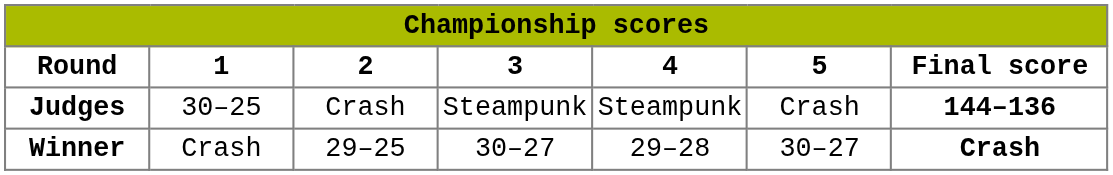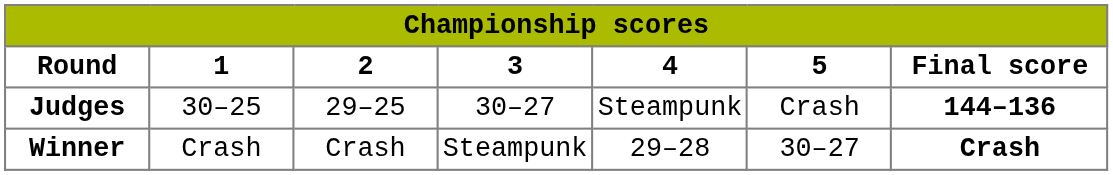(366, 108) Crash -> (366, 108) 29–25
(515, 108) Steampunk -> (515, 108) 30–27
(366, 149) 29–25 -> (366, 149) Crash
(515, 149) 30–27 -> (515, 149) Steampunk
